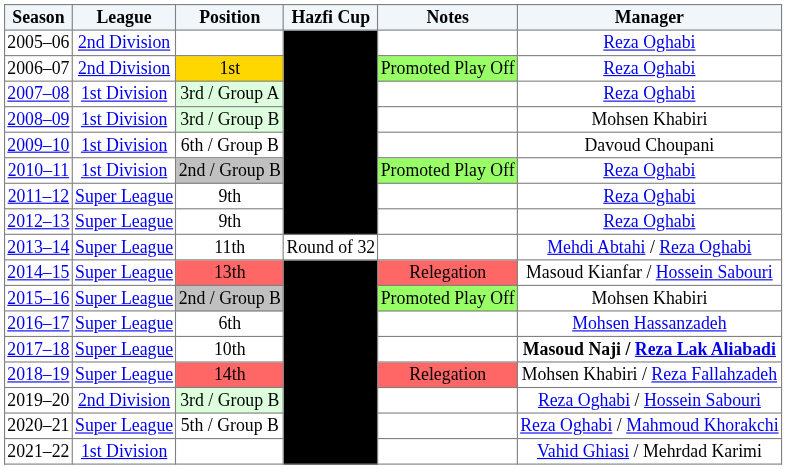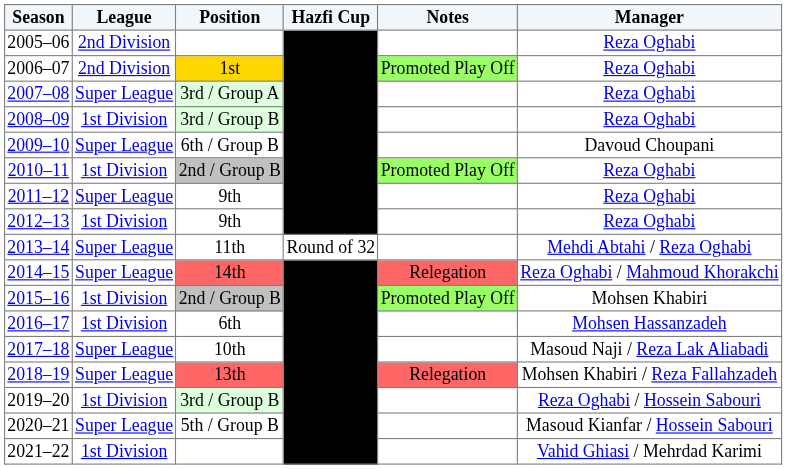(124, 93) 1st Division -> (124, 93) Super League
(649, 119) Mohsen Khabiri -> (649, 119) Reza Oghabi
(124, 144) 1st Division -> (124, 144) Super League
(124, 221) Super League -> (124, 221) 1st Division
(230, 272) 13th -> (230, 272) 14th
(649, 272) Masoud Kianfar / Hossein Sabouri -> (649, 272) Reza Oghabi / Mahmoud Khorakchi
(124, 298) Super League -> (124, 298) 1st Division
(124, 323) Super League -> (124, 323) 1st Division
(649, 349) bold -> (649, 349) normal
(230, 374) 14th -> (230, 374) 13th
(124, 400) 2nd Division -> (124, 400) 1st Division
(649, 425) Reza Oghabi / Mahmoud Khorakchi -> (649, 425) Masoud Kianfar / Hossein Sabouri
